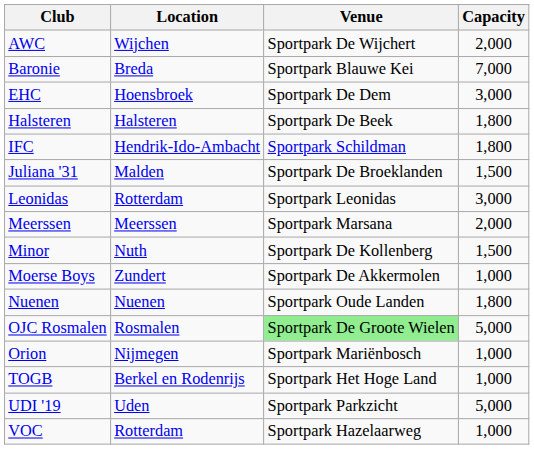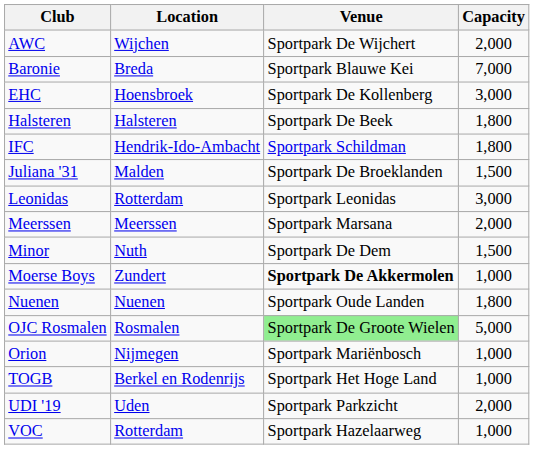(329, 95) Sportpark De Dem -> (350, 95) Sportpark De Kollenberg
(350, 250) Sportpark De Kollenberg -> (329, 250) Sportpark De Dem
(354, 276) normal -> (361, 276) bold
(494, 405) 5,000 -> (494, 405) 2,000
